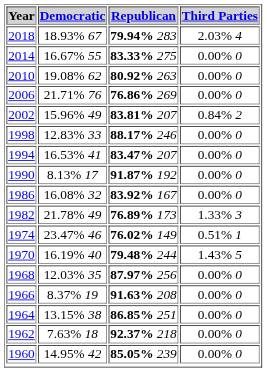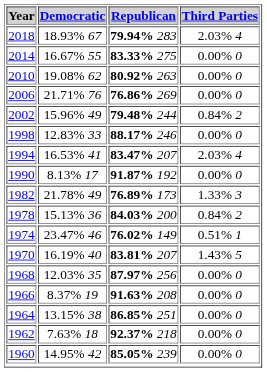(143, 115) 83.81% 207 -> (143, 115) 79.48% 244
(220, 155) 0.00% 0 -> (220, 155) 2.03% 4
- row: (21, 194)
+ row: (21, 214)
(143, 254) 79.48% 244 -> (143, 254) 83.81% 207
